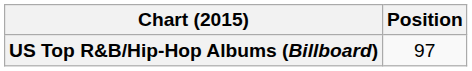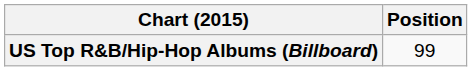(425, 50) 97 -> (425, 50) 99
